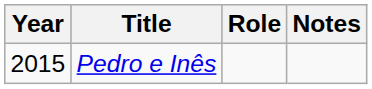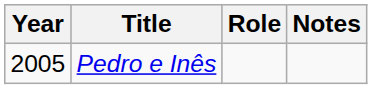(38, 63) 2015 -> (38, 63) 2005
